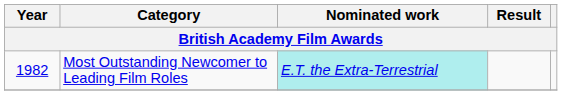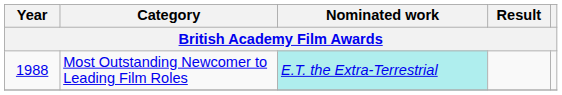(32, 70) 1982 -> (32, 70) 1988
